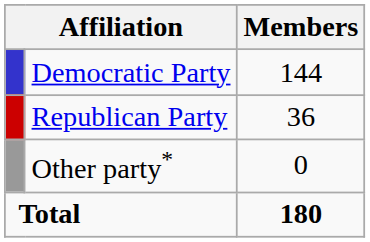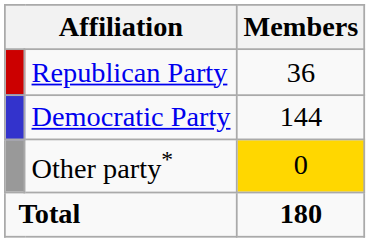rows swapped: (129, 116) <-> (131, 71)
(301, 165) no background -> (301, 165) gold background
